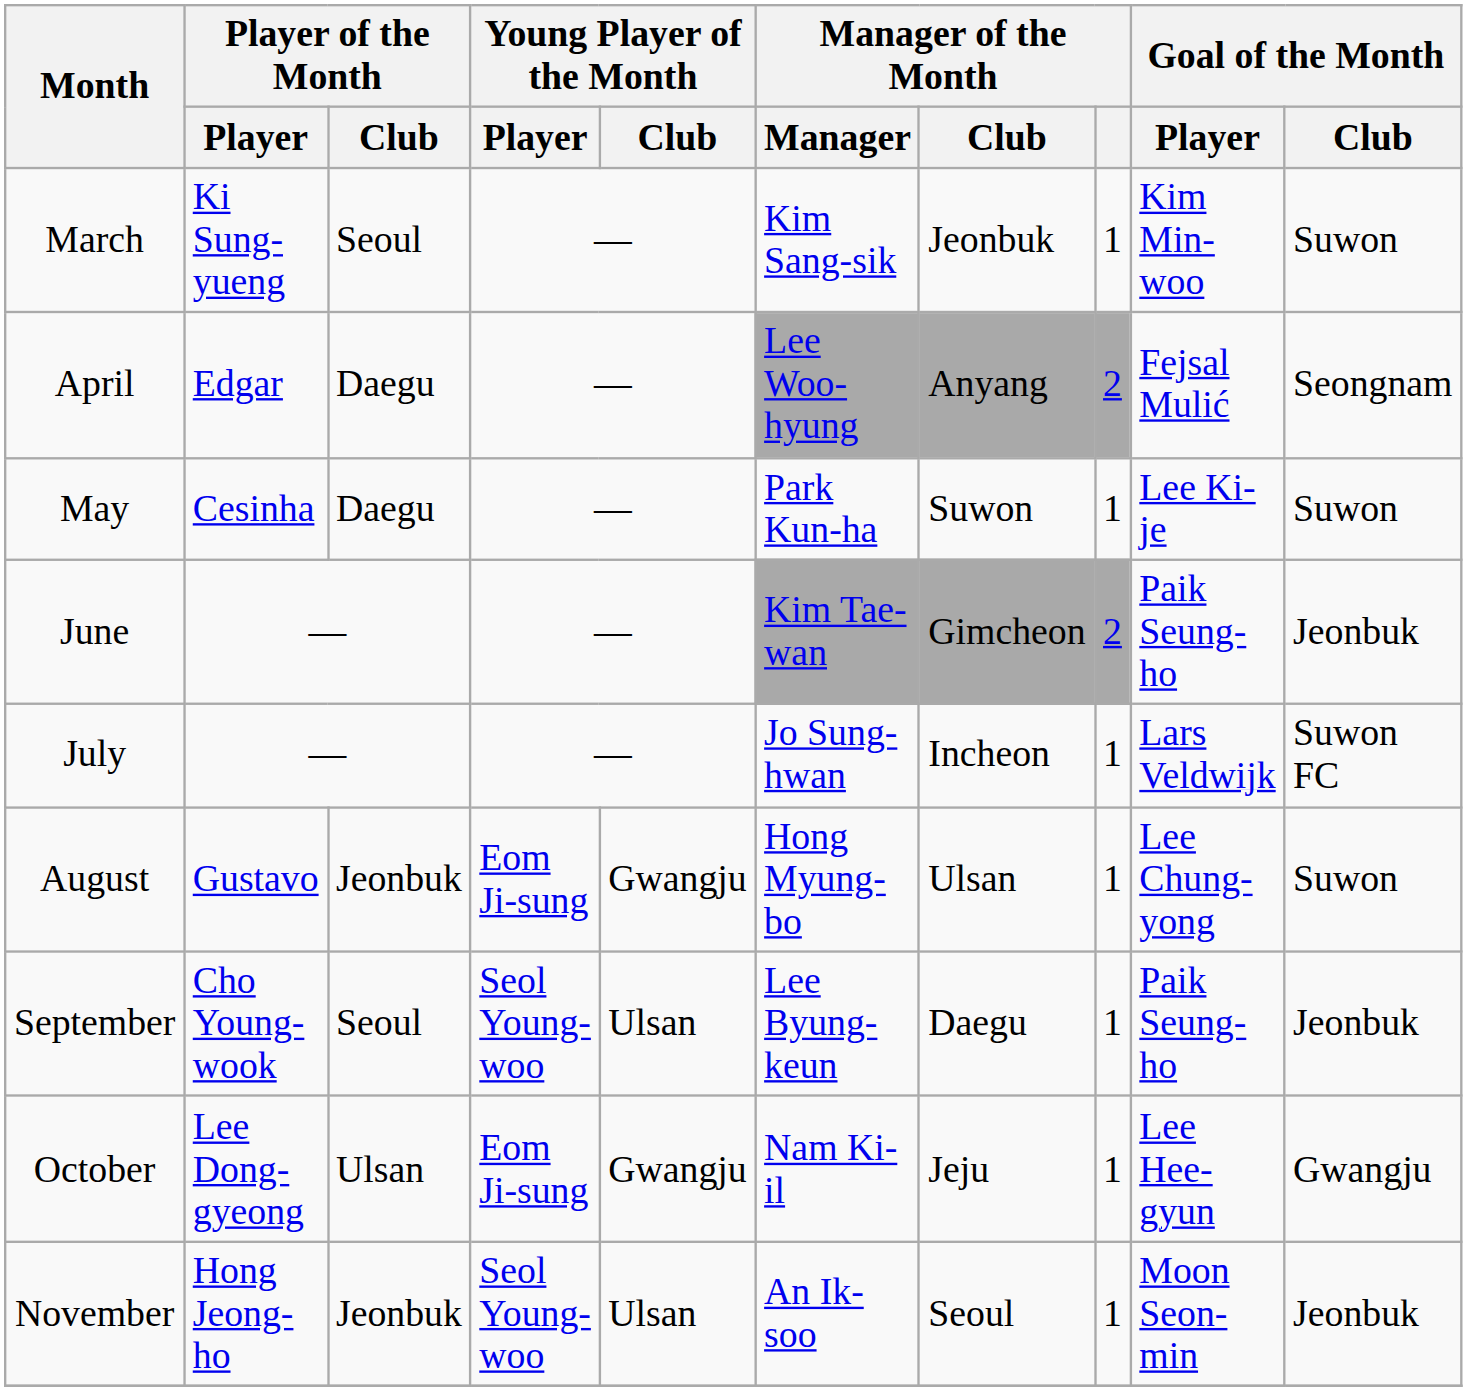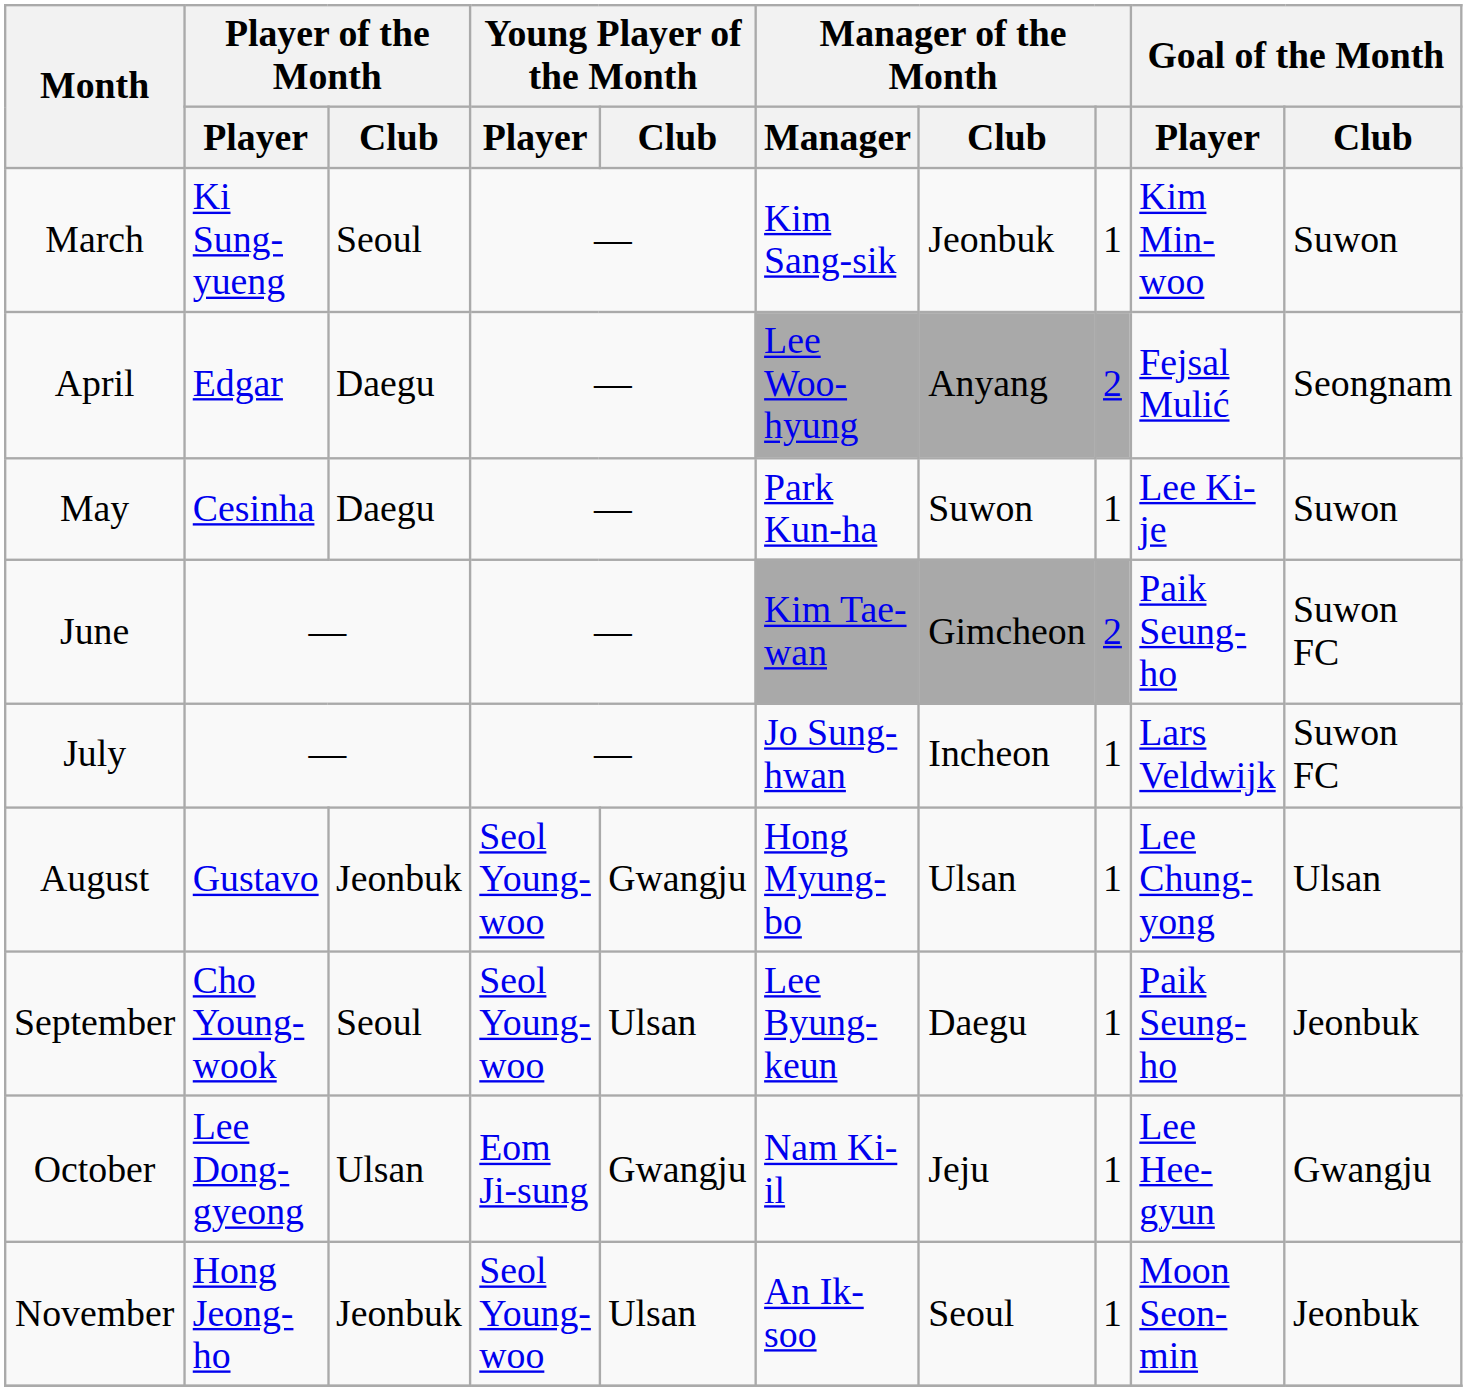(1356, 631) Jeonbuk -> (1346, 631) Suwon FC
(534, 878) Eom Ji-sung -> (535, 878) Seol Young-woo
(1346, 878) Suwon -> (1337, 878) Ulsan
